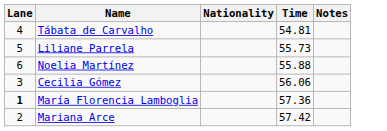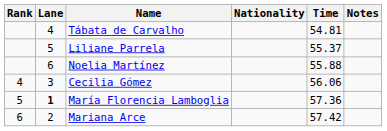+ column: (20, 13)
(295, 48) 55.73 -> (326, 48) 55.37
